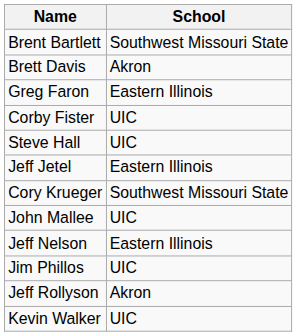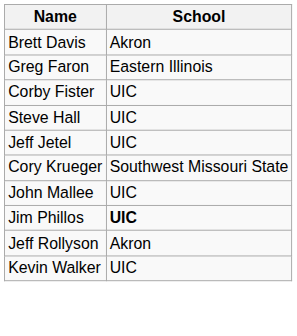- row: (54, 42)
(161, 167) Eastern Illinois -> (123, 142) UIC
- row: (48, 243)
(123, 268) normal -> (123, 218) bold
